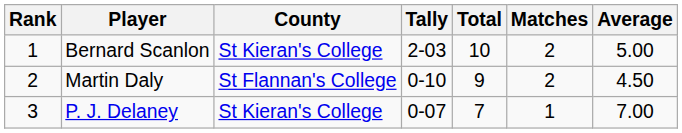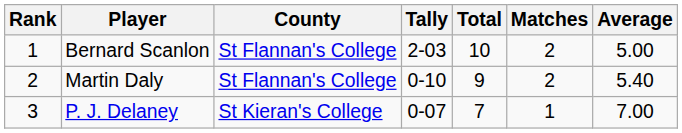(300, 50) St Kieran's College -> (307, 50) St Flannan's College
(635, 81) 4.50 -> (635, 81) 5.40
